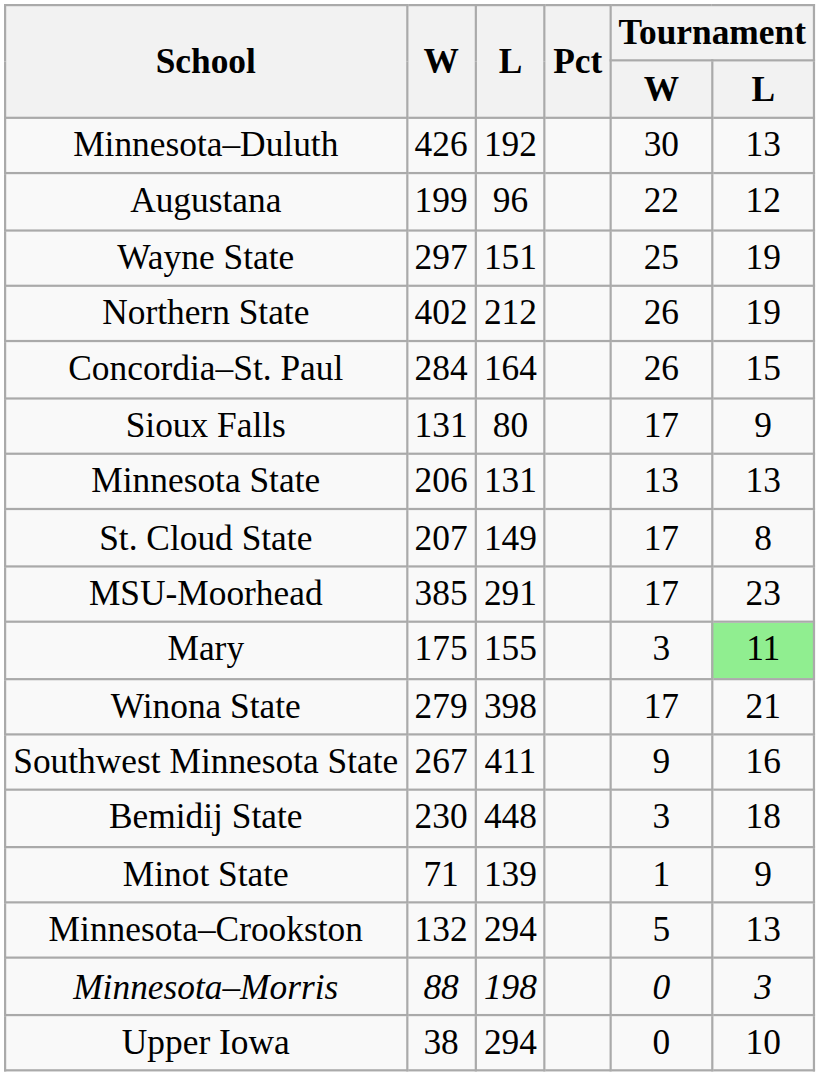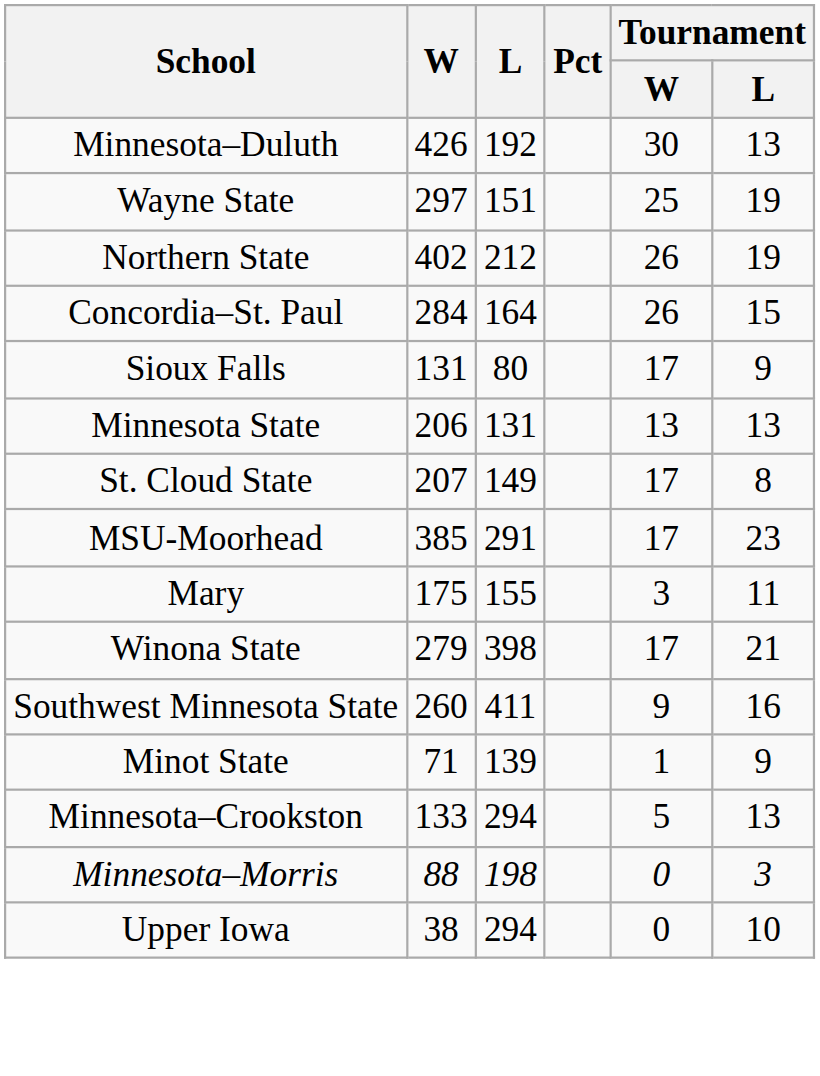- row: (206, 200)
(763, 649) lightgreen background -> (763, 593) no background
(441, 761) 267 -> (441, 705) 260
- row: (206, 817)
(441, 929) 132 -> (441, 817) 133
